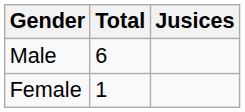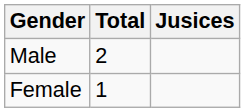(101, 55) 6 -> (101, 55) 2
